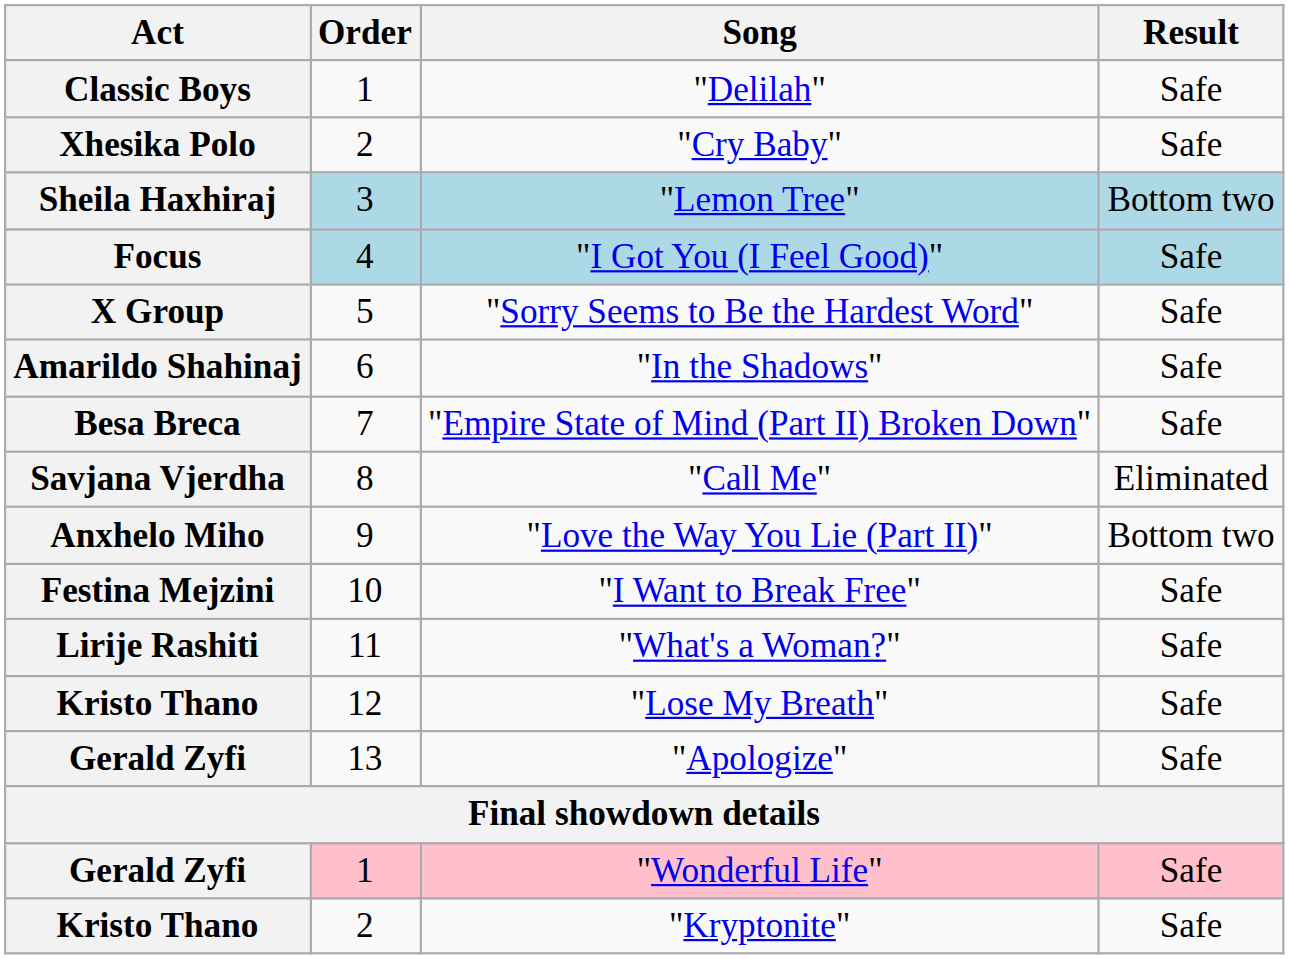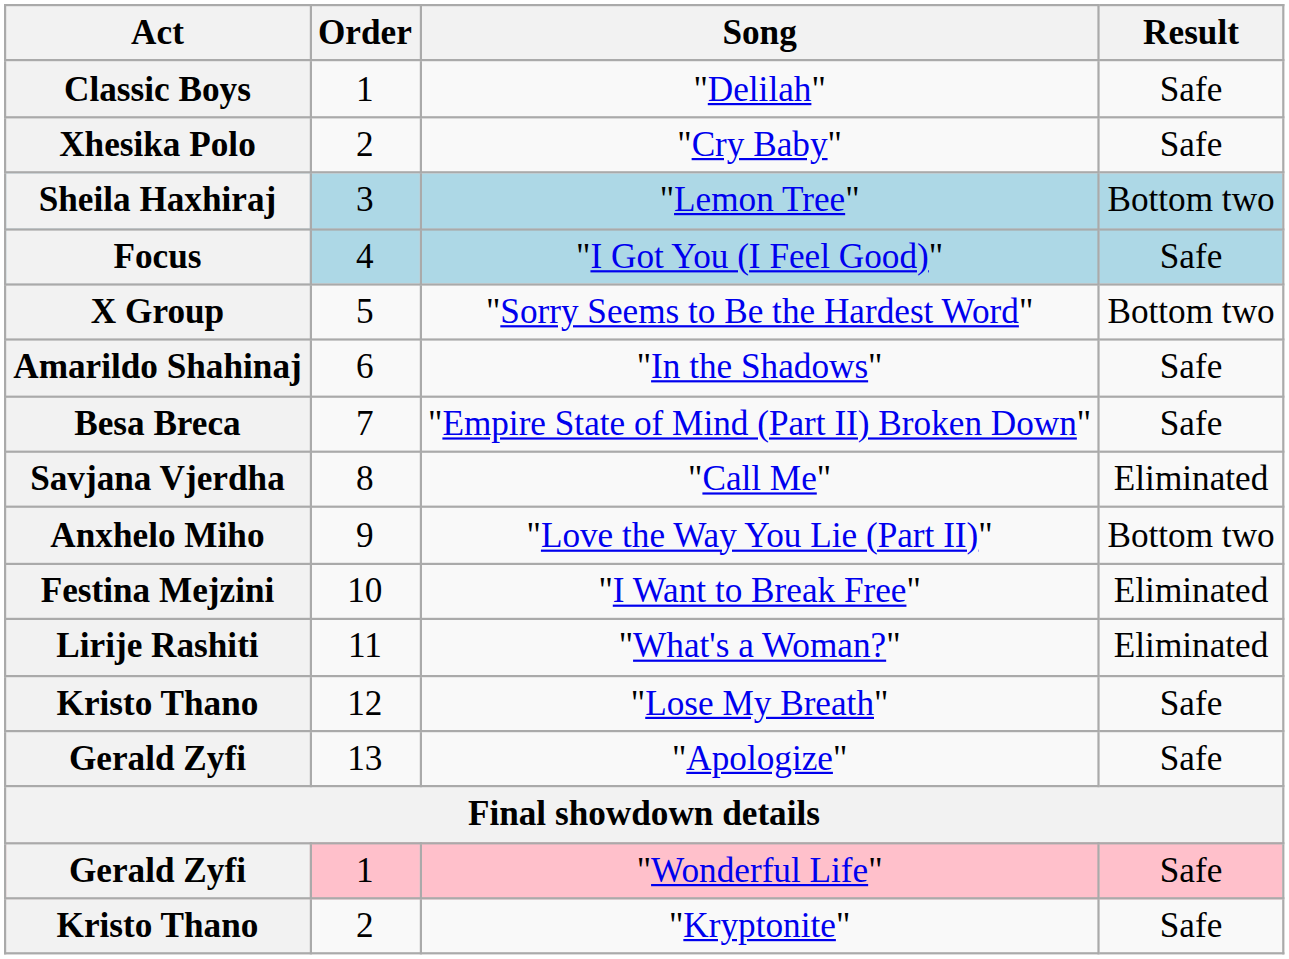(1191, 311) Safe -> (1191, 311) Bottom two
(1191, 590) Safe -> (1191, 590) Eliminated
(1191, 646) Safe -> (1191, 646) Eliminated
